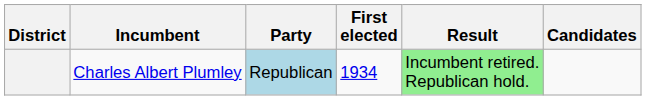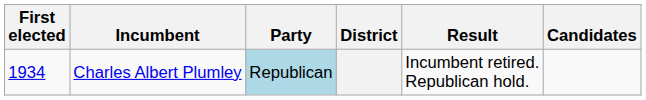columns swapped: (37, 36) <-> (369, 27)
(472, 72) lightgreen background -> (472, 72) no background
